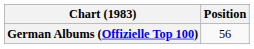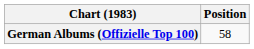(225, 33) 56 -> (225, 33) 58
